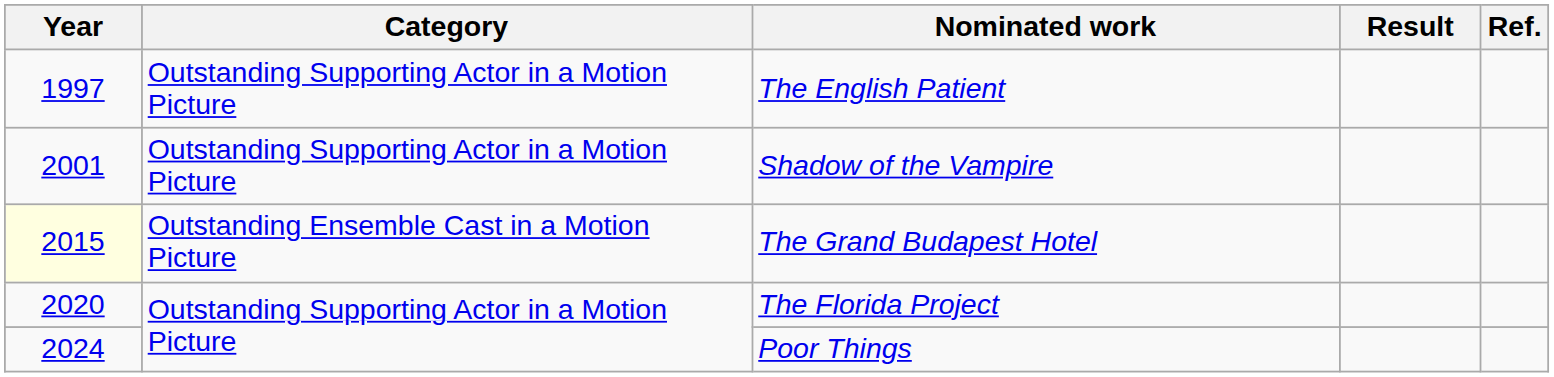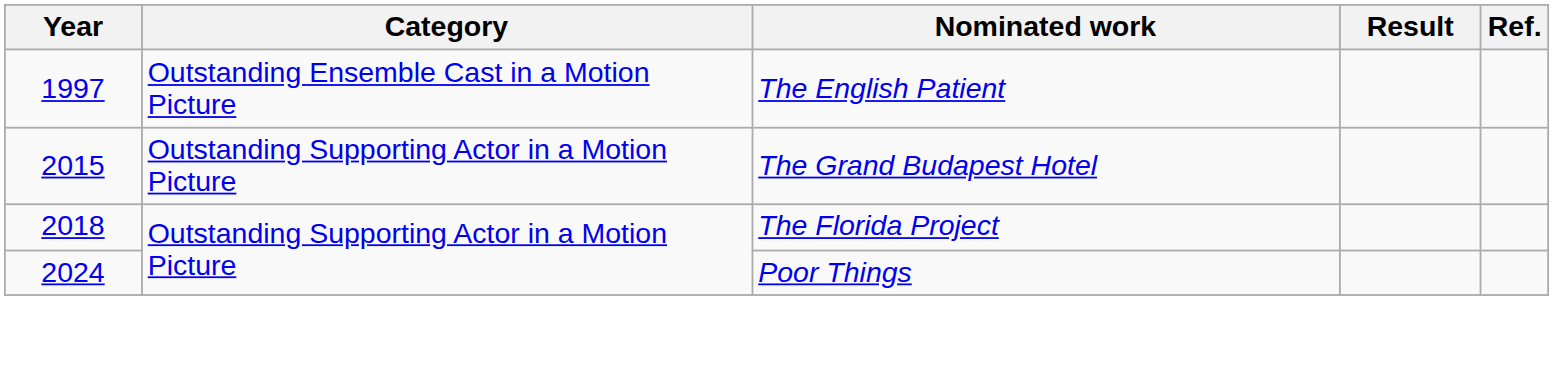(407, 88) Outstanding Supporting Actor in a Motion Picture -> (399, 88) Outstanding Ensemble Cast in a Motion Picture
- row: (906, 165)
(73, 242) lightyellow background -> (73, 165) no background
(399, 242) Outstanding Ensemble Cast in a Motion Picture -> (407, 165) Outstanding Supporting Actor in a Motion Picture
(73, 303) 2020 -> (73, 226) 2018
